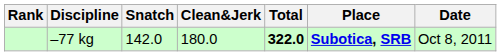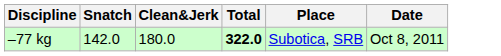- column: (26, 16)
(361, 39) bold -> (316, 39) normal
